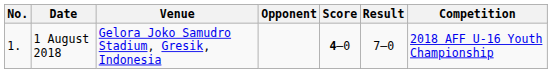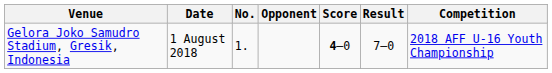columns swapped: (18, 14) <-> (177, 14)
